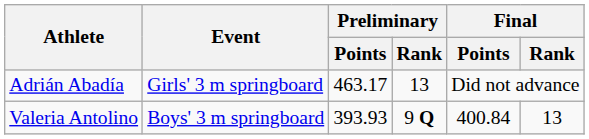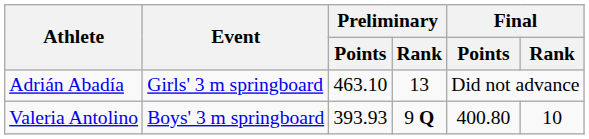(360, 85) 463.17 -> (360, 85) 463.10
(483, 117) 400.84 -> (483, 117) 400.80
(552, 117) 13 -> (552, 117) 10
